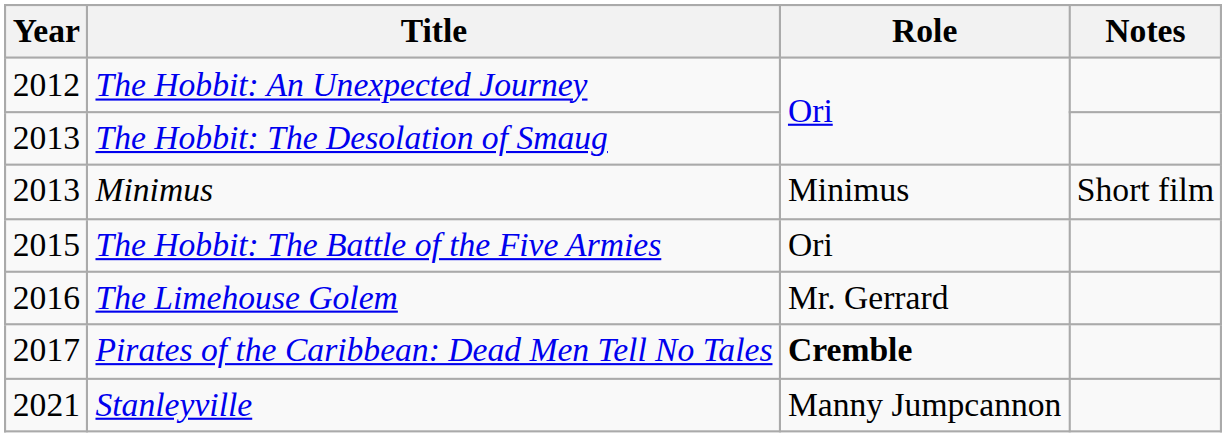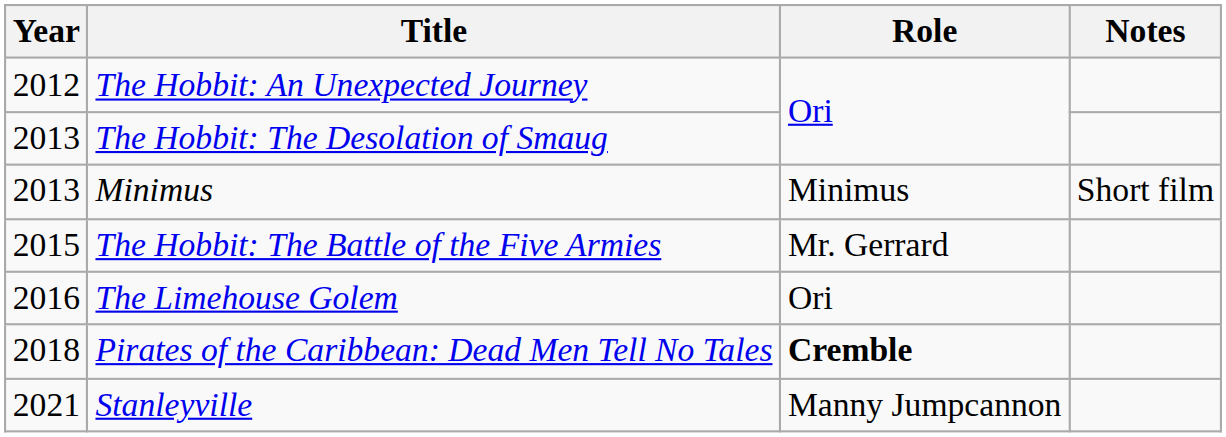(810, 244) Ori -> (868, 244) Mr. Gerrard
(868, 297) Mr. Gerrard -> (810, 297) Ori
(46, 350) 2017 -> (46, 350) 2018
